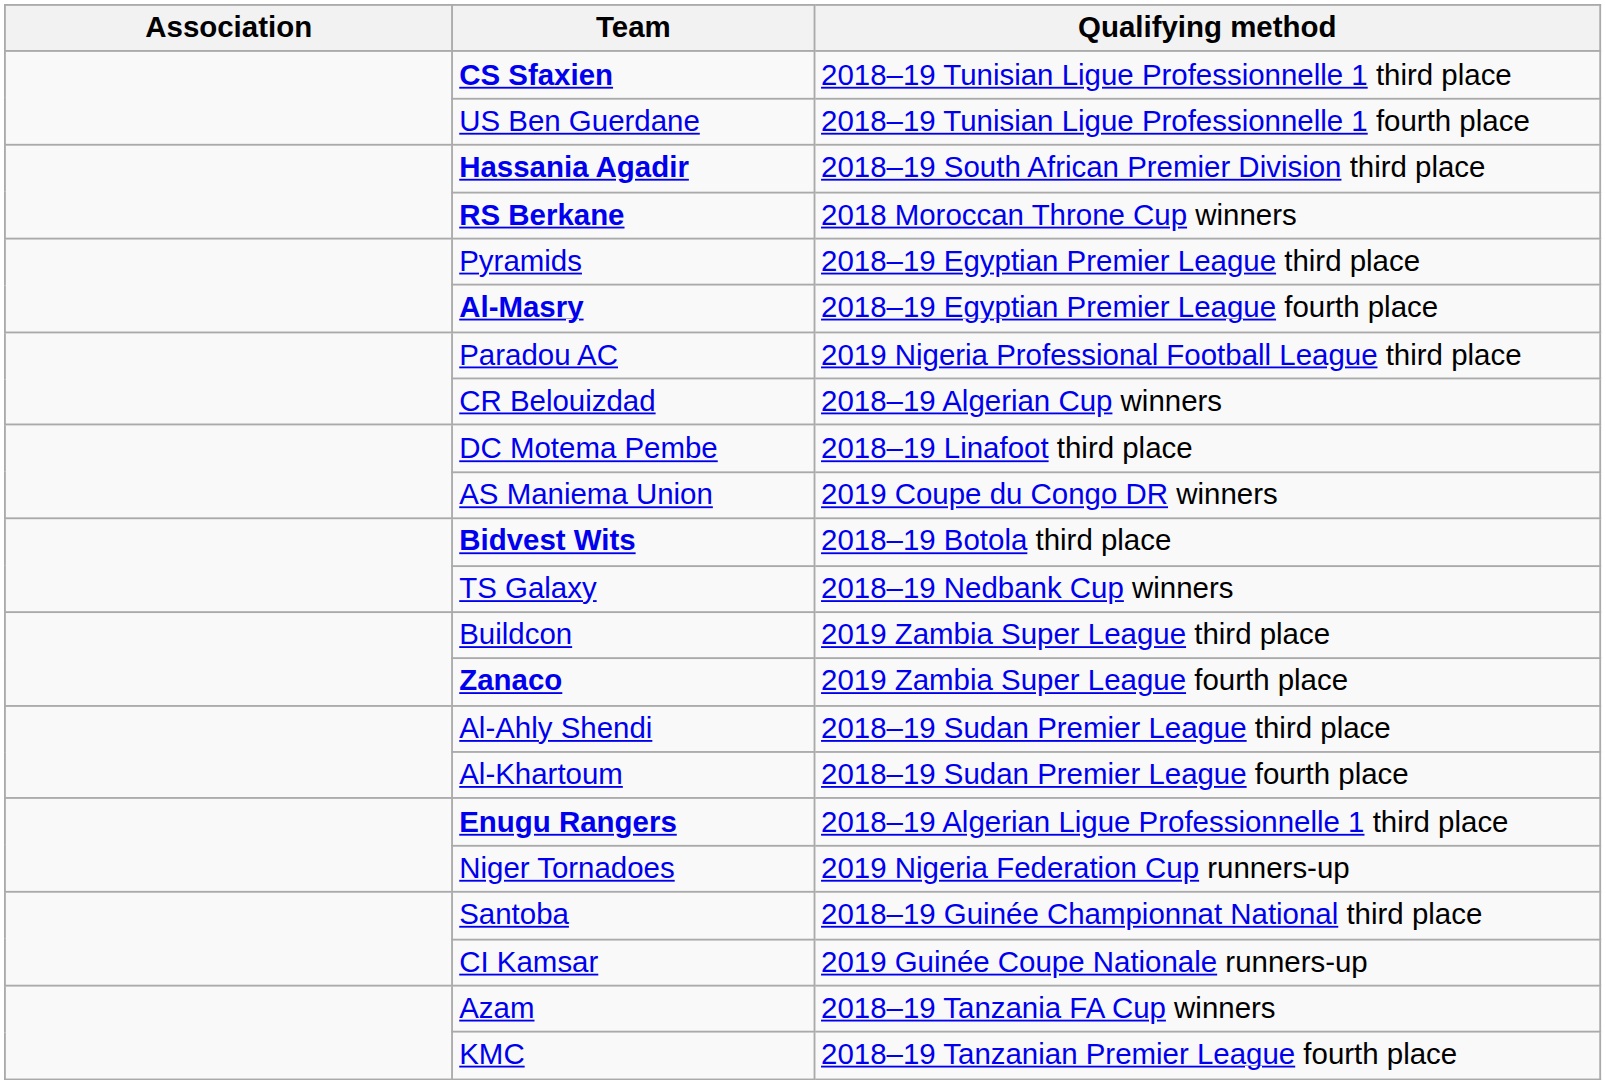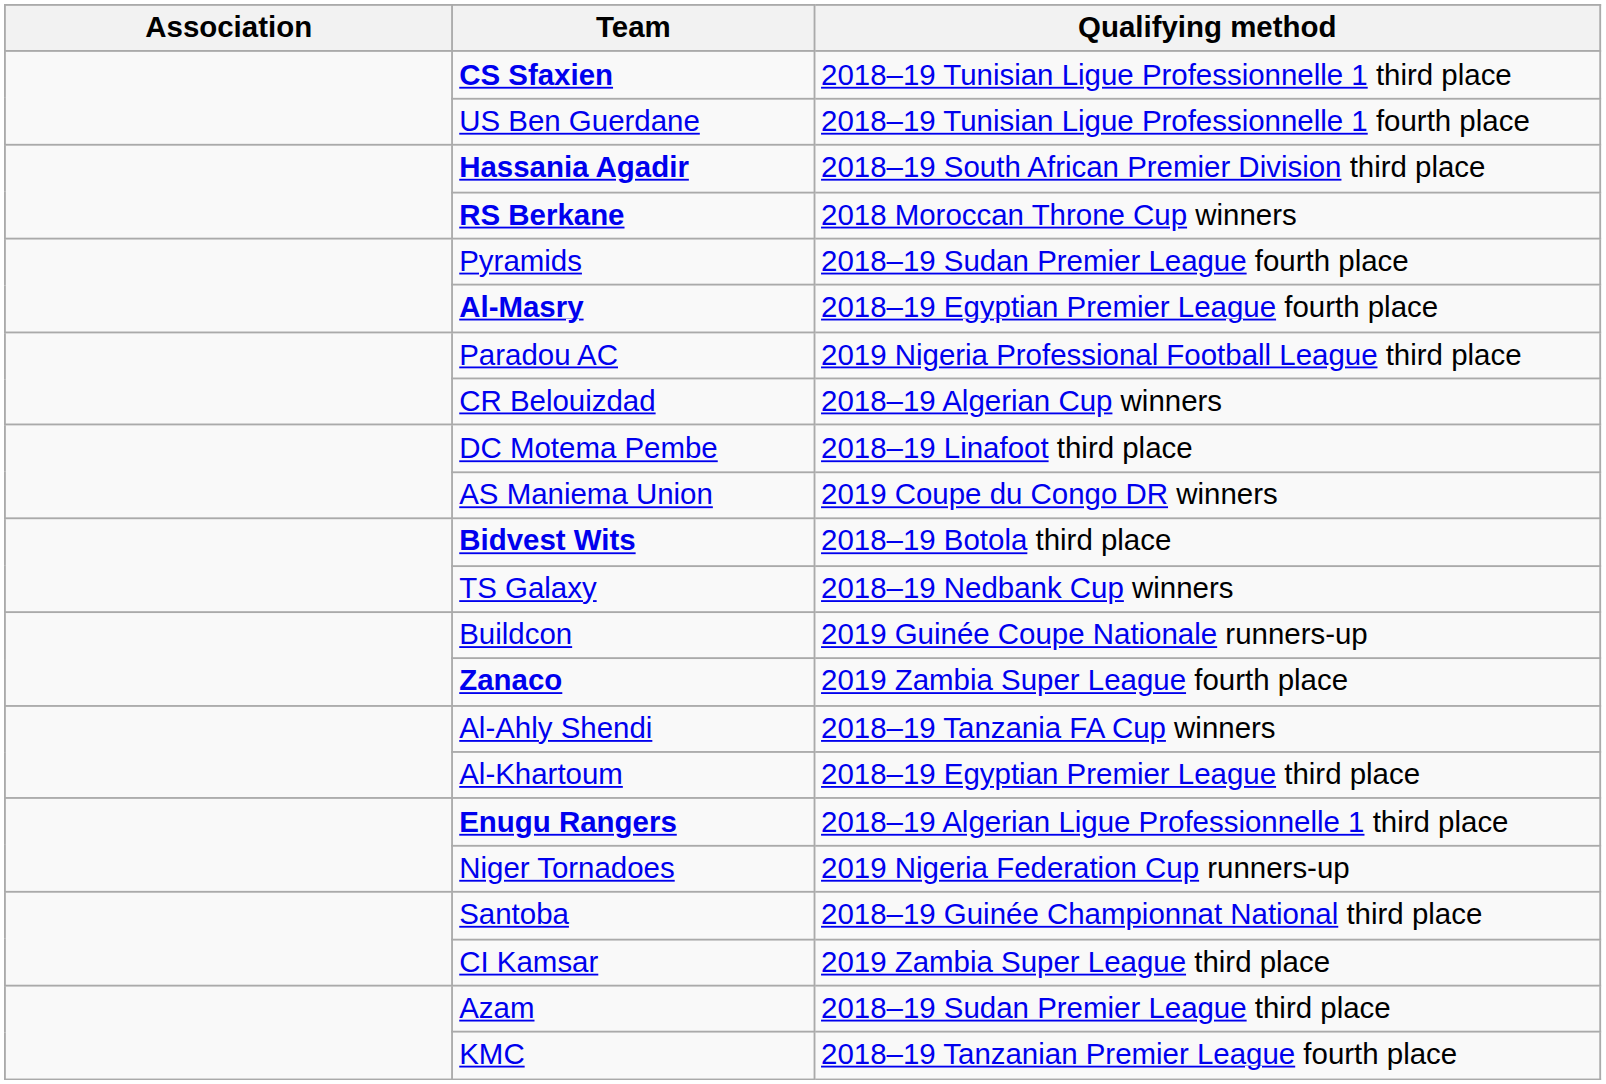(1121, 261) 2018–19 Egyptian Premier League third place -> (1115, 261) 2018–19 Sudan Premier League fourth place
(1076, 634) 2019 Zambia Super League third place -> (1094, 634) 2019 Guinée Coupe Nationale runners-up
(1106, 728) 2018–19 Sudan Premier League third place -> (1048, 728) 2018–19 Tanzania FA Cup winners
(1115, 774) 2018–19 Sudan Premier League fourth place -> (1121, 774) 2018–19 Egyptian Premier League third place
(1094, 961) 2019 Guinée Coupe Nationale runners-up -> (1076, 961) 2019 Zambia Super League third place
(1048, 1008) 2018–19 Tanzania FA Cup winners -> (1106, 1008) 2018–19 Sudan Premier League third place
